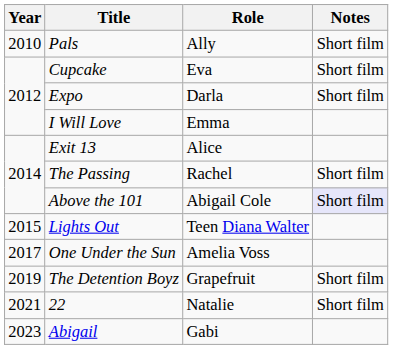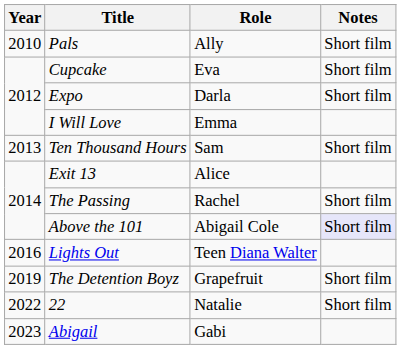+ row: (118, 148)
(25, 226) 2015 -> (25, 252) 2016
- row: (112, 252)
(25, 305) 2021 -> (25, 305) 2022
